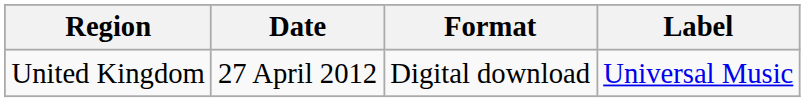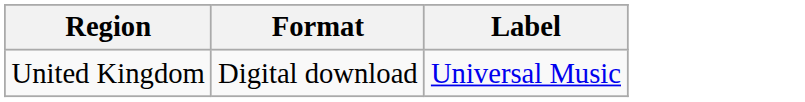- column: (298, 27)
